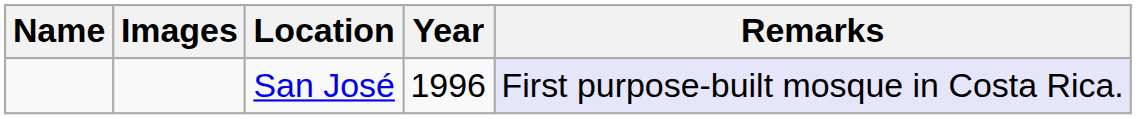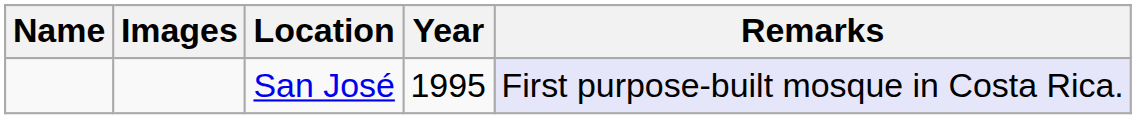(448, 85) 1996 -> (448, 85) 1995
